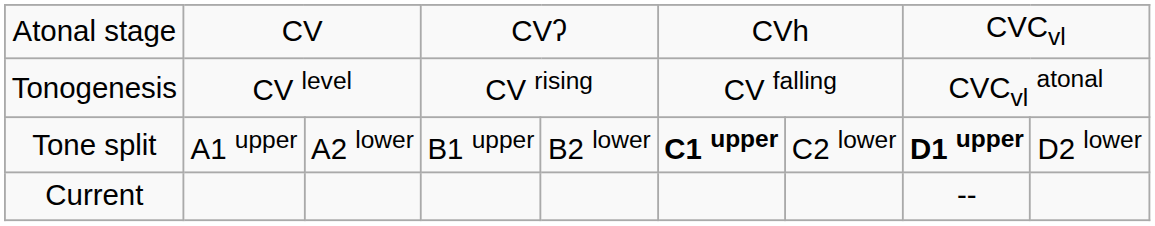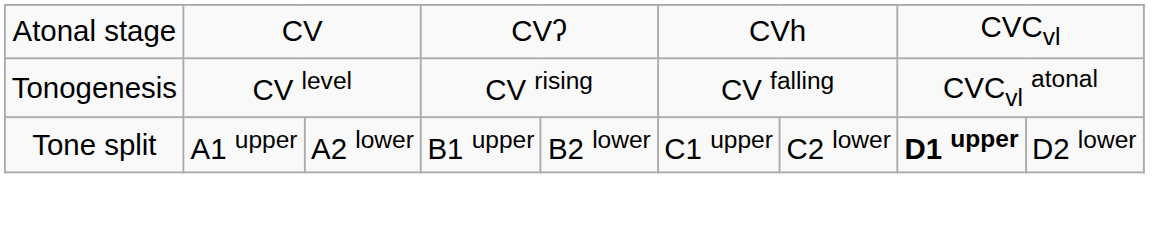(721, 144) bold -> (719, 144) normal
- row: (94, 195)
